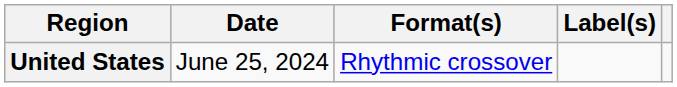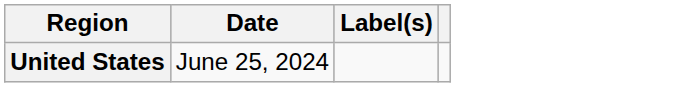- column: (446, 23)
